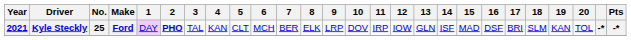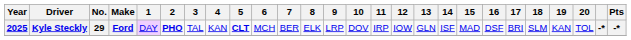(17, 28) 2021 -> (17, 28) 2025
(99, 28) 25 -> (99, 28) 29
(240, 28) normal -> (241, 28) bold
